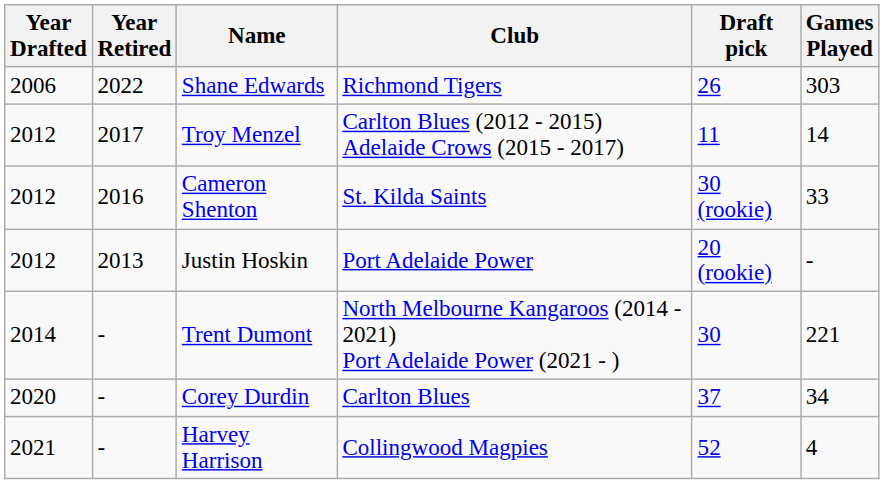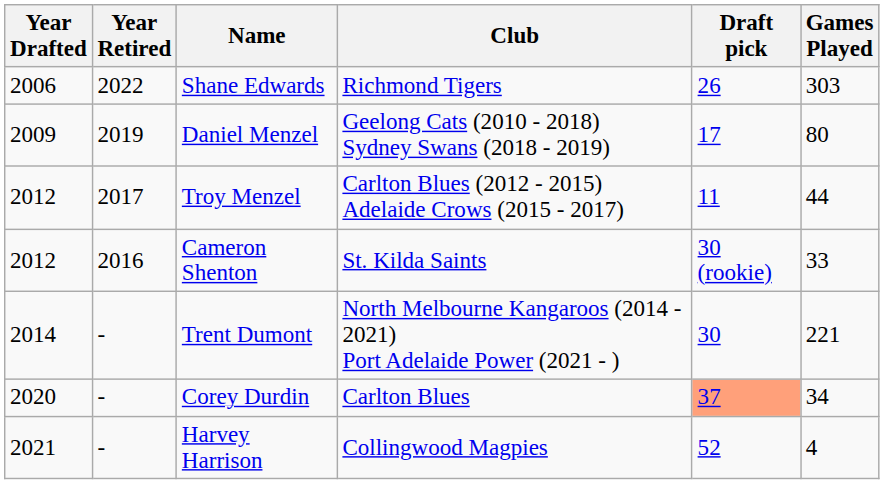+ row: (250, 134)
(817, 134) 14 -> (817, 197) 44
- row: (245, 259)
(709, 397) no background -> (709, 397) lightsalmon background
